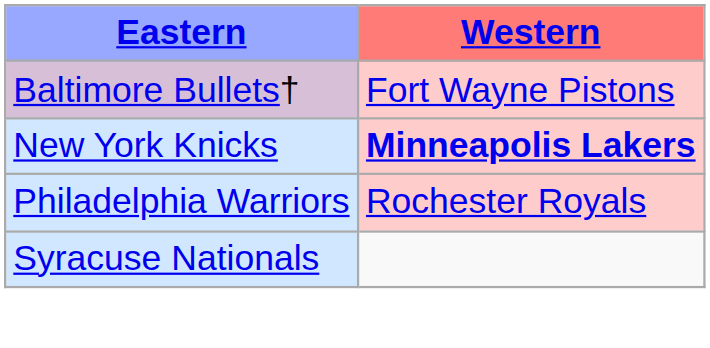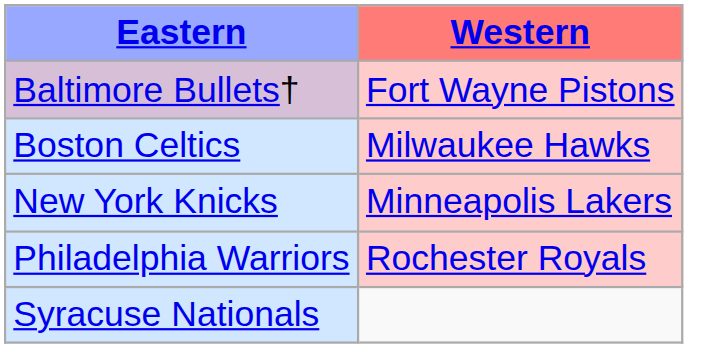+ row: (127, 145)
(531, 145) bold -> (519, 201) normal
